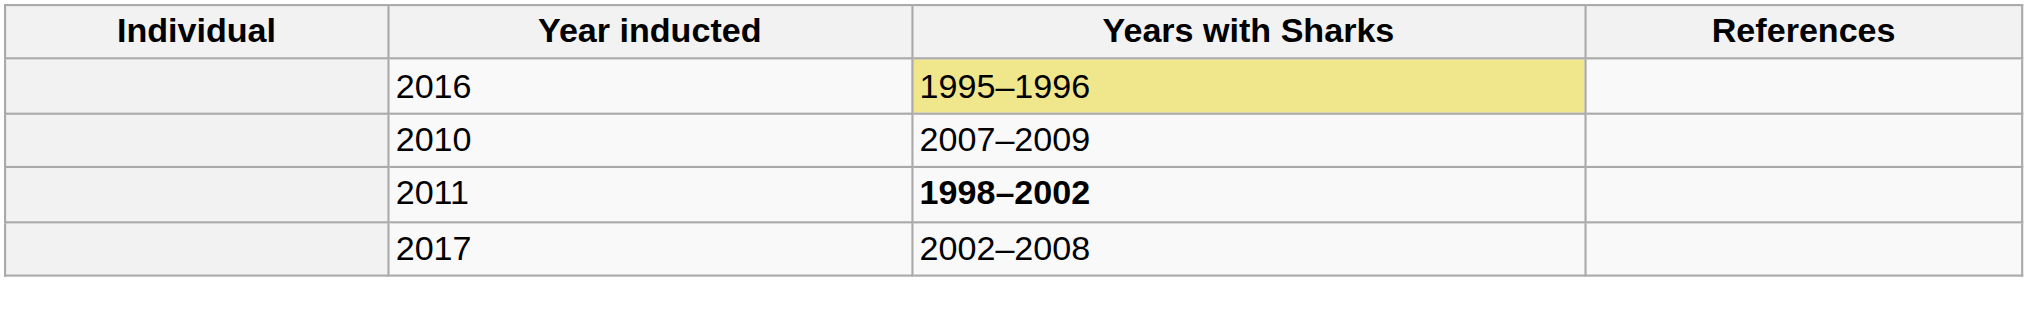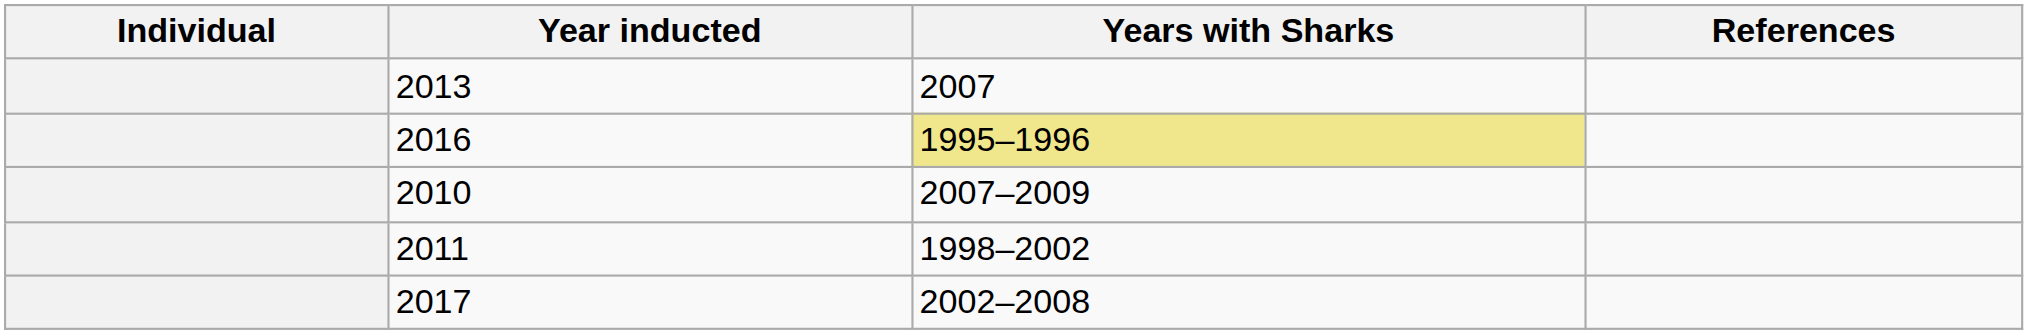+ row: (434, 85)
(1005, 193) bold -> (1005, 247) normal
